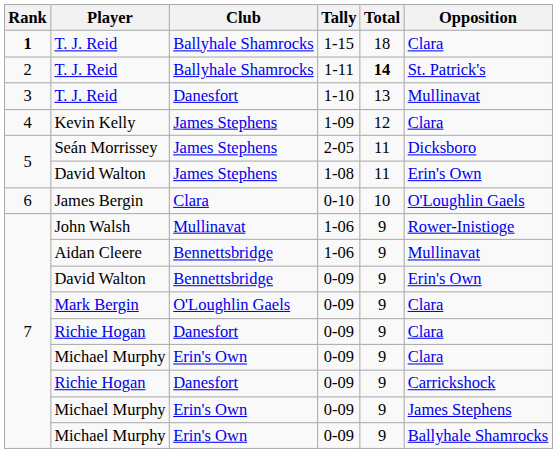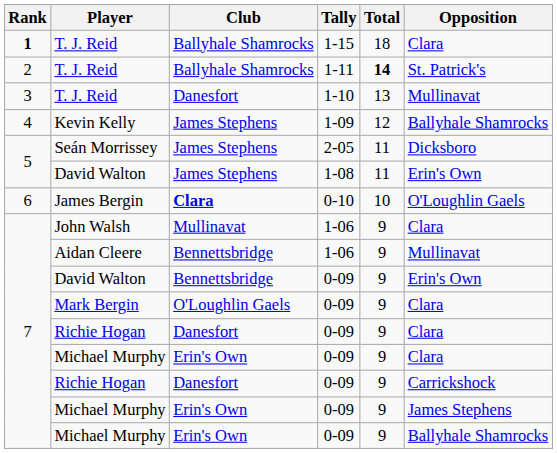(426, 122) Clara -> (478, 122) Ballyhale Shamrocks
(191, 200) normal -> (193, 200) bold
(461, 226) Rower-Inistioge -> (426, 226) Clara
